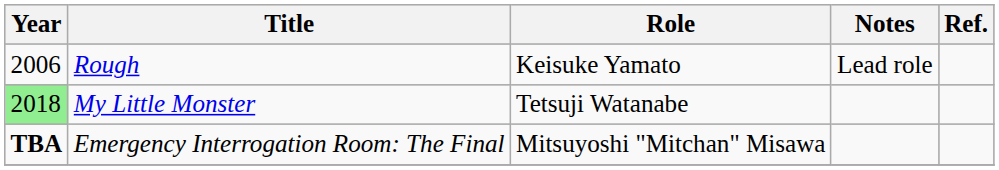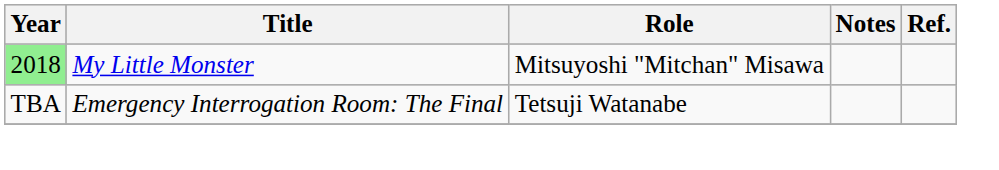- row: (107, 64)
(602, 104) Tetsuji Watanabe -> (669, 64) Mitsuyoshi "Mitchan" Misawa
(36, 143) bold -> (36, 104) normal
(671, 143) Mitsuyoshi "Mitchan" Misawa -> (601, 104) Tetsuji Watanabe
